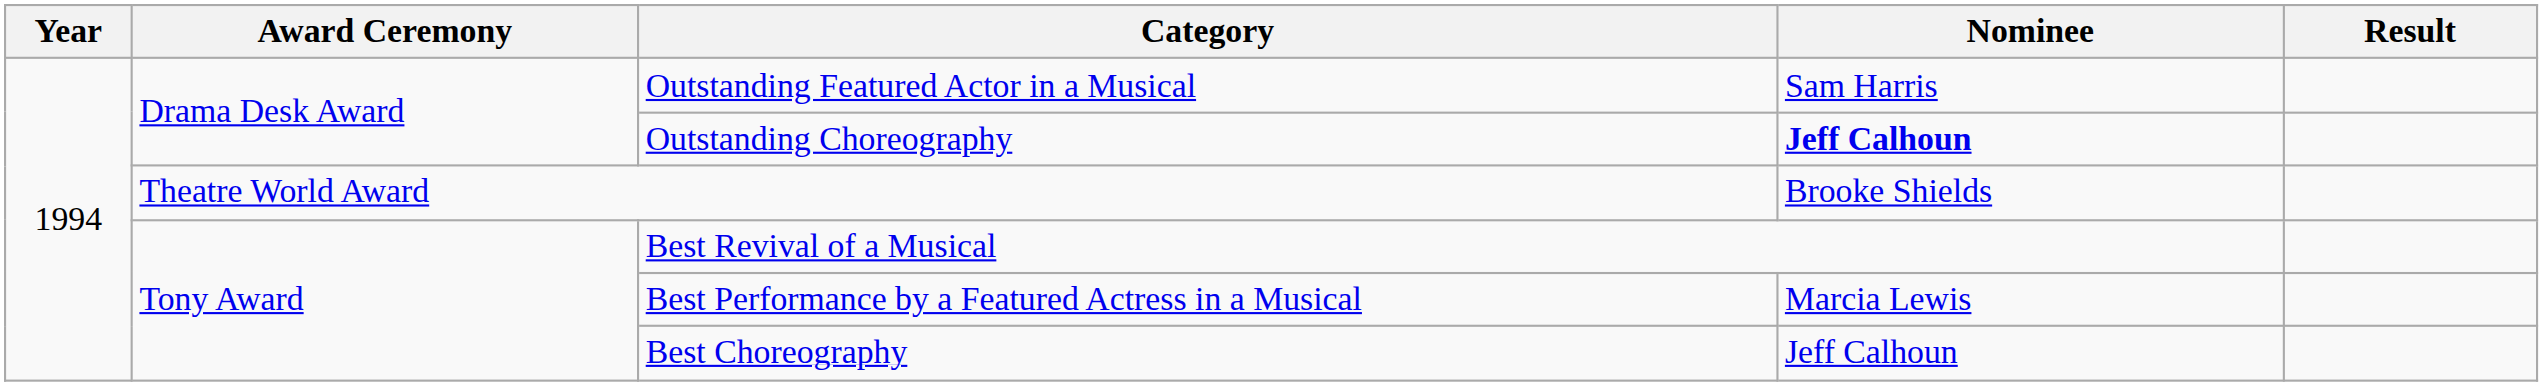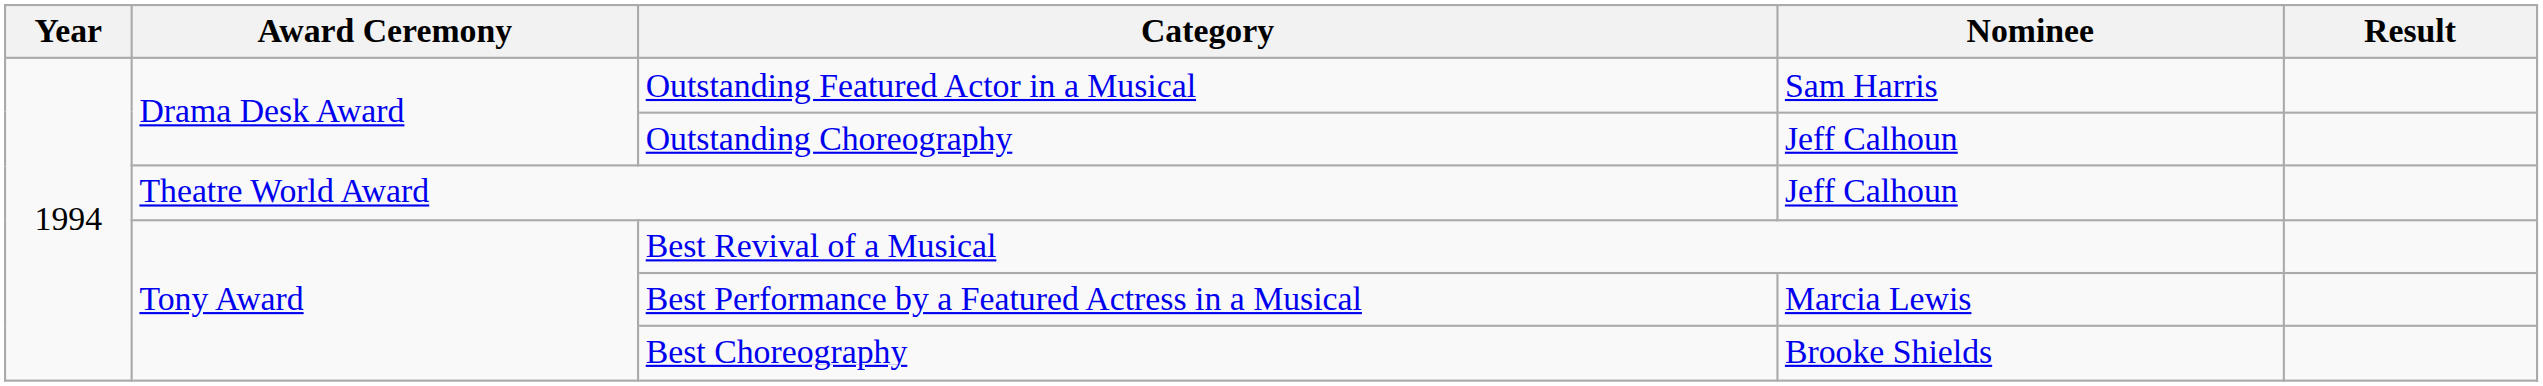(1878, 138) bold -> (1871, 138) normal
(1889, 191) Brooke Shields -> (1871, 191) Jeff Calhoun
(1871, 352) Jeff Calhoun -> (1889, 352) Brooke Shields
